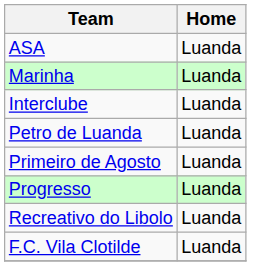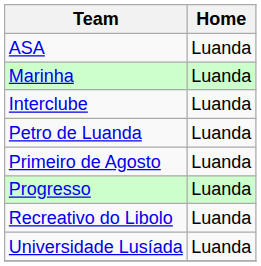+ row: (96, 247)
- row: (75, 247)
